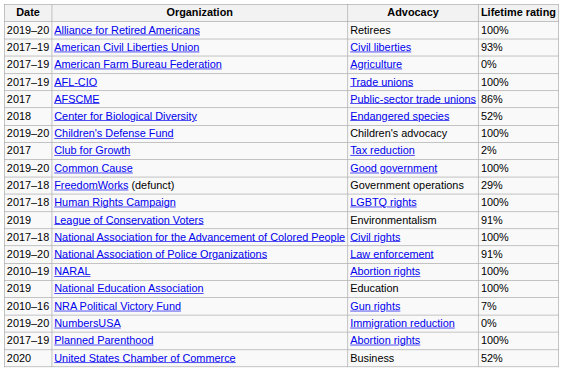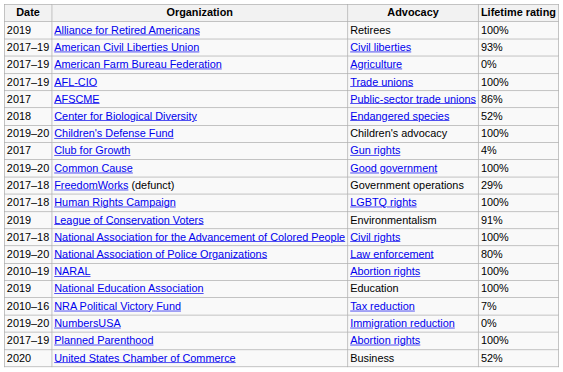(28, 30) 2019–20 -> (19, 30) 2019
(383, 151) Tax reduction -> (375, 151) Gun rights
(489, 151) 2% -> (489, 151) 4%
(492, 254) 91% -> (492, 254) 80%
(375, 306) Gun rights -> (383, 306) Tax reduction
